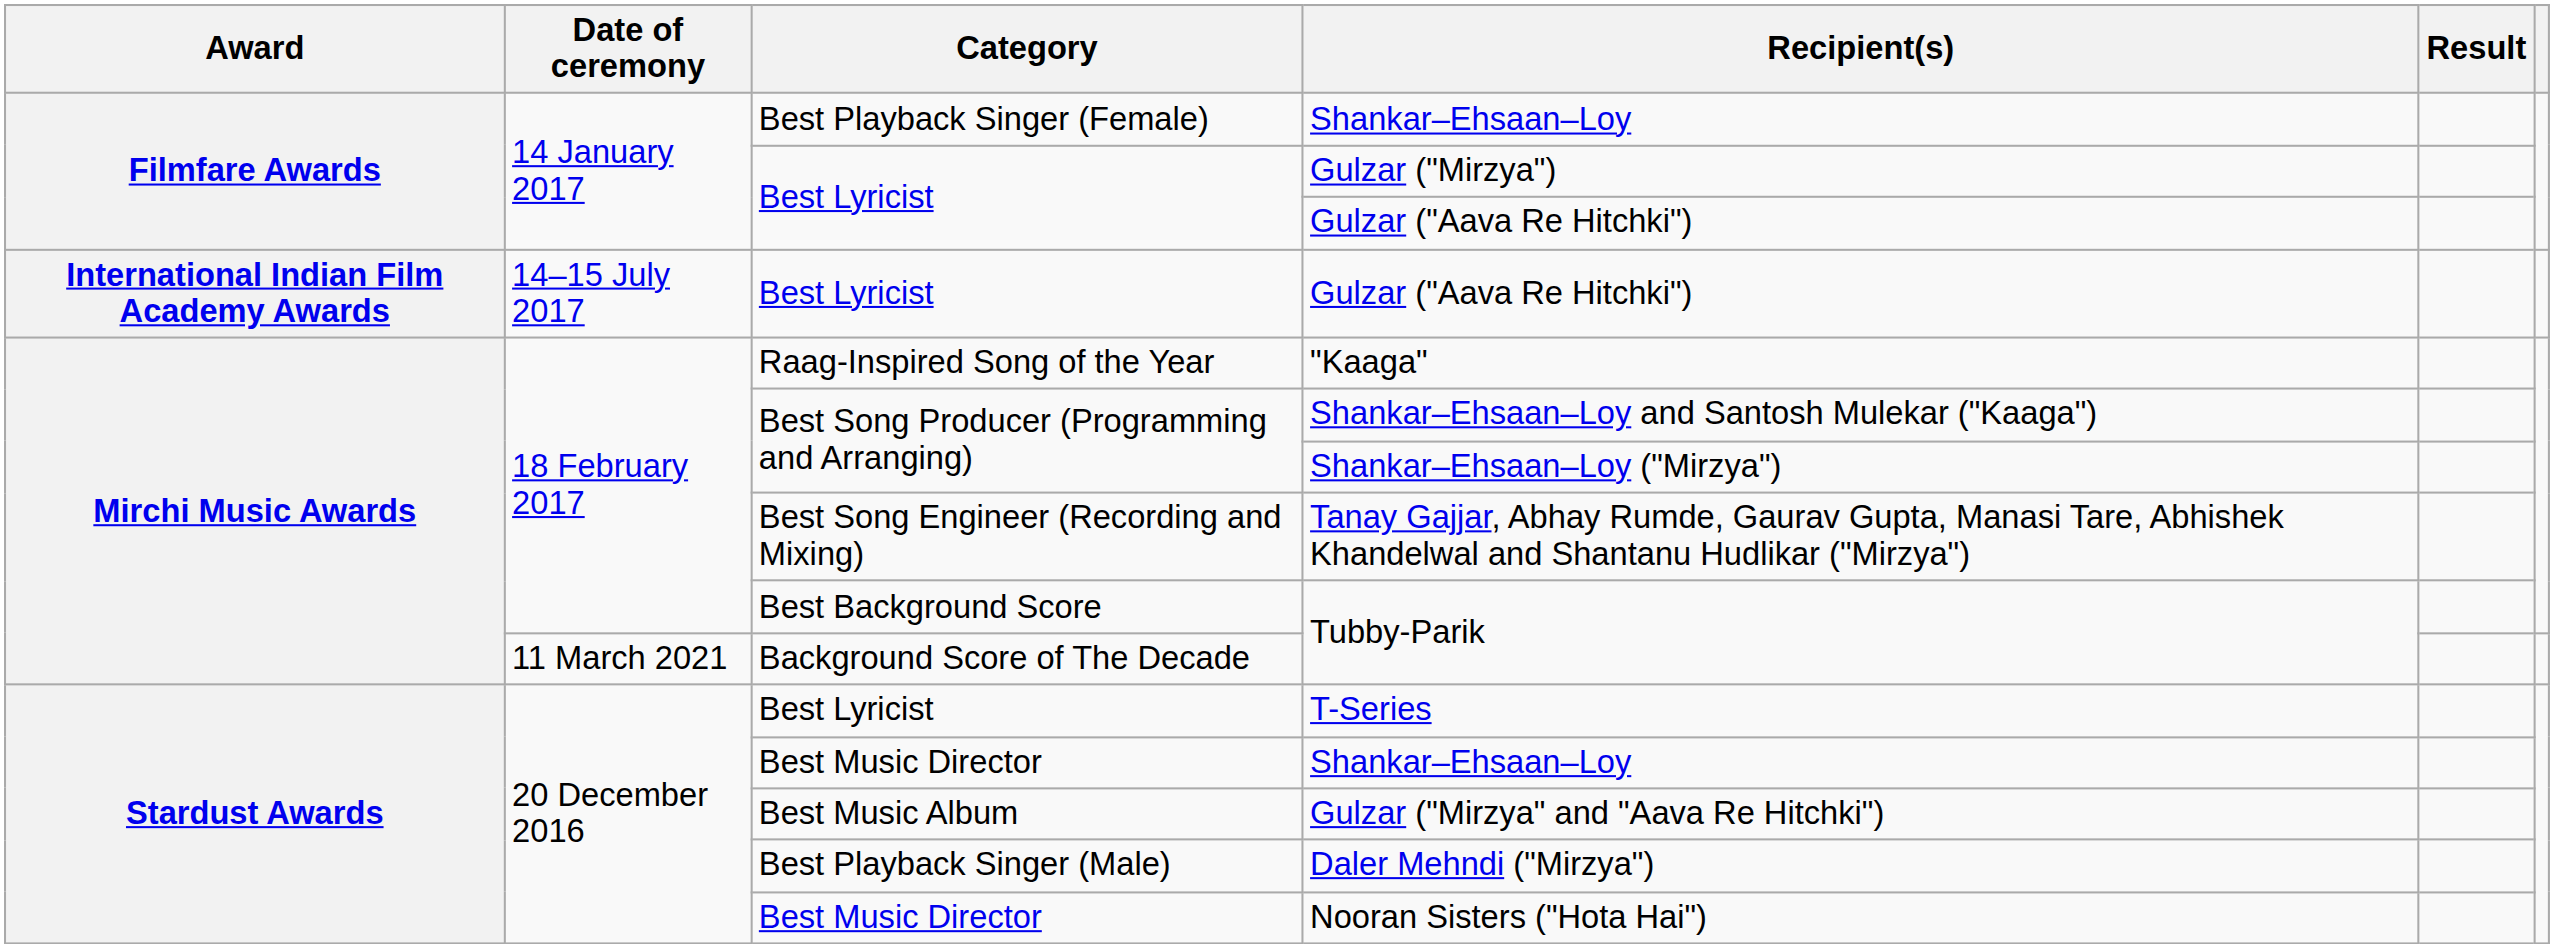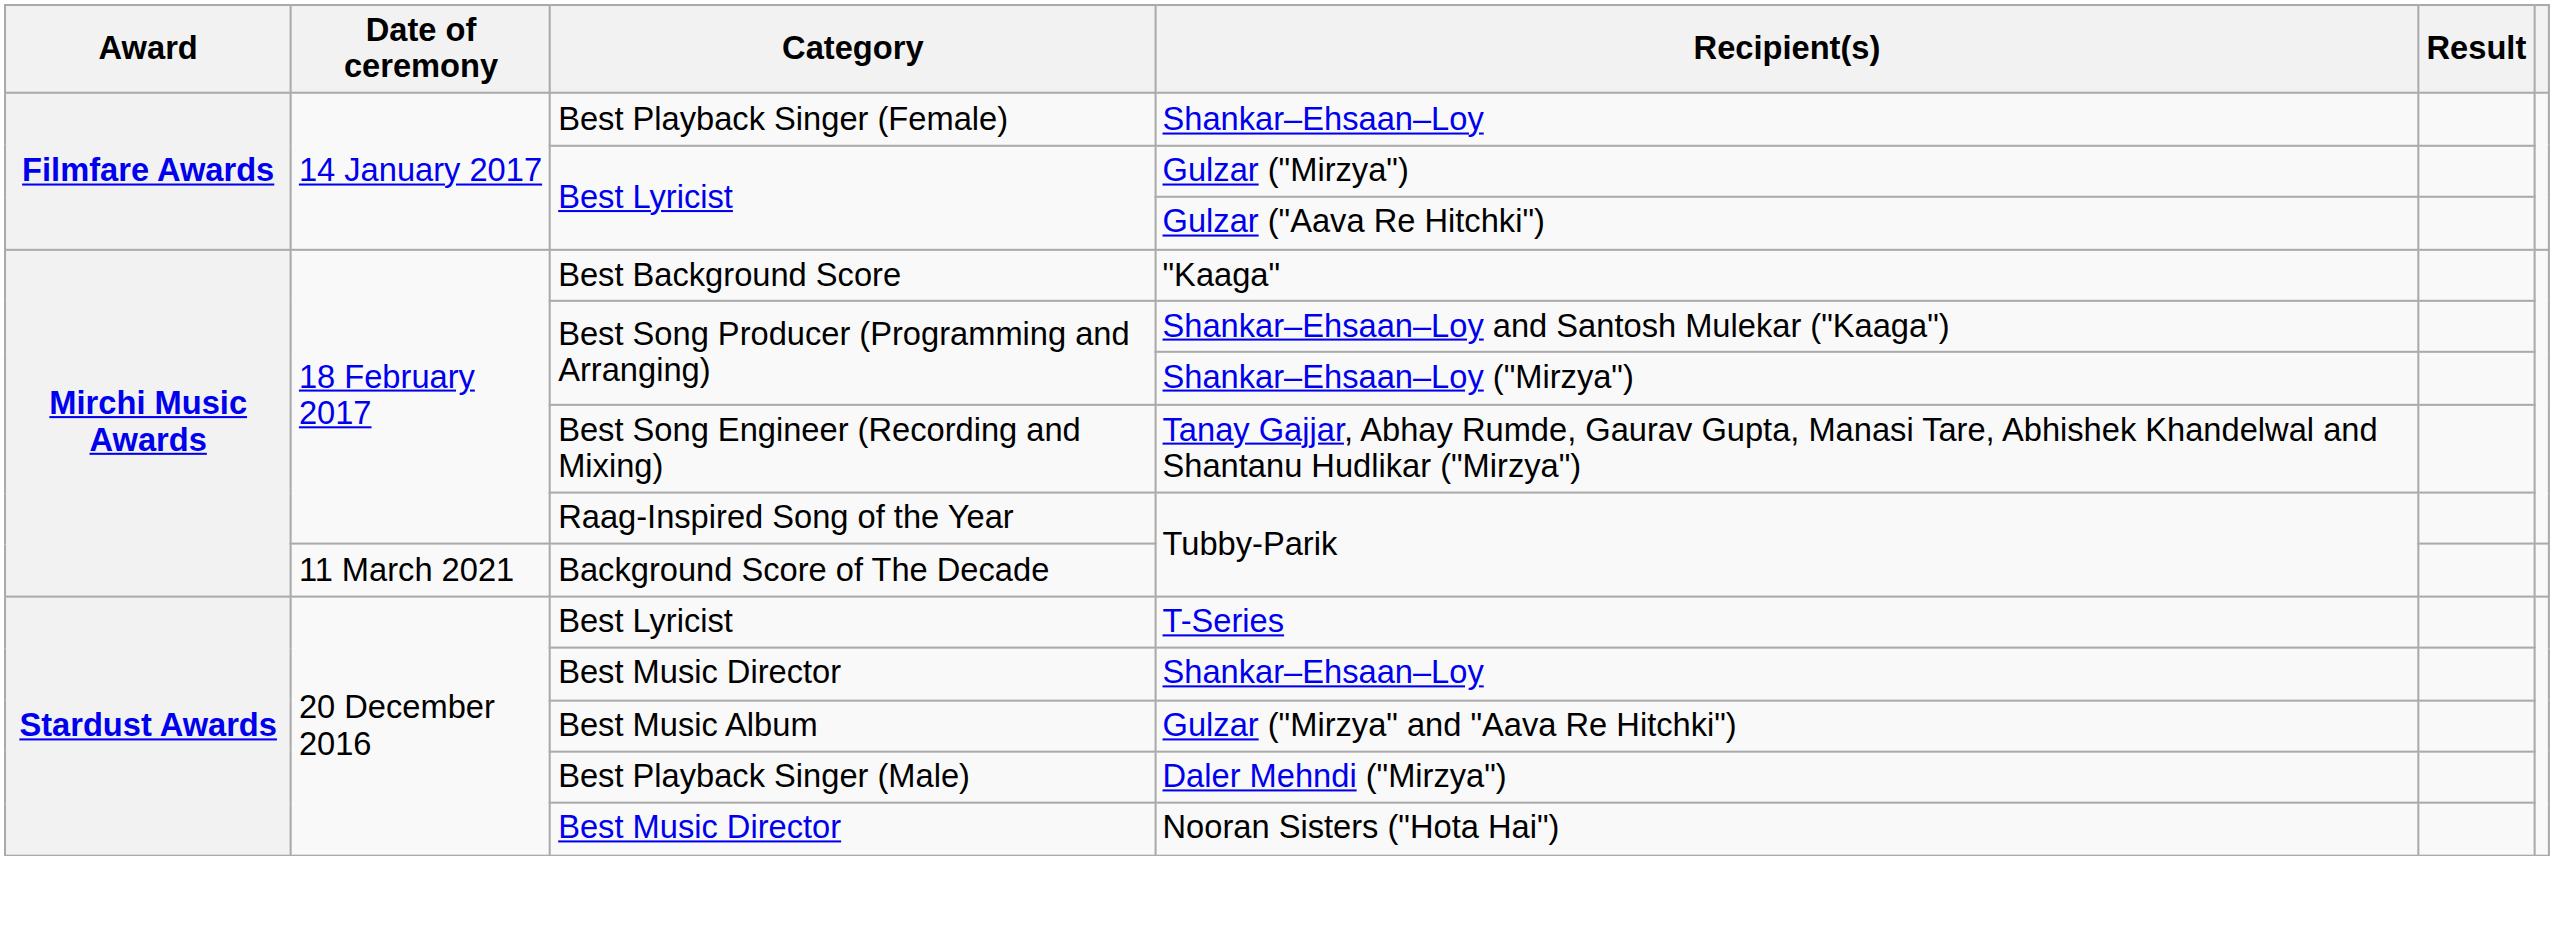- row: (591, 292)
(987, 362) Raag-Inspired Song of the Year -> (730, 274) Best Background Score
(930, 606) Best Background Score -> (786, 517) Raag-Inspired Song of the Year
